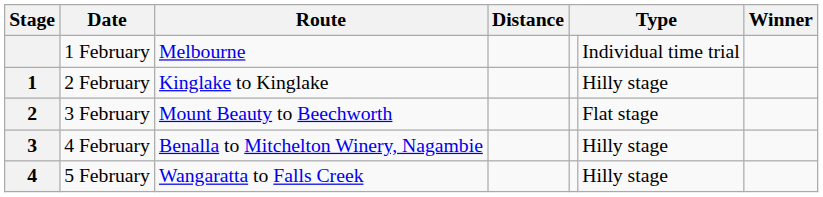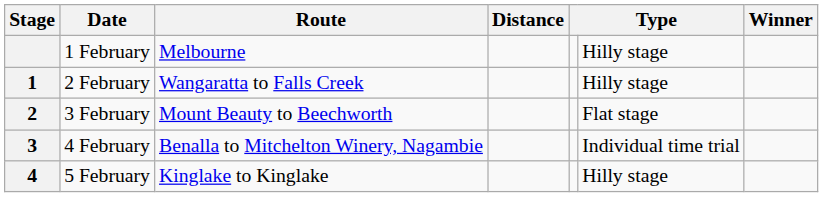(661, 51) Individual time trial -> (625, 51) Hilly stage
(244, 82) Kinglake to Kinglake -> (261, 82) Wangaratta to Falls Creek
(625, 144) Hilly stage -> (661, 144) Individual time trial
(261, 176) Wangaratta to Falls Creek -> (244, 176) Kinglake to Kinglake
